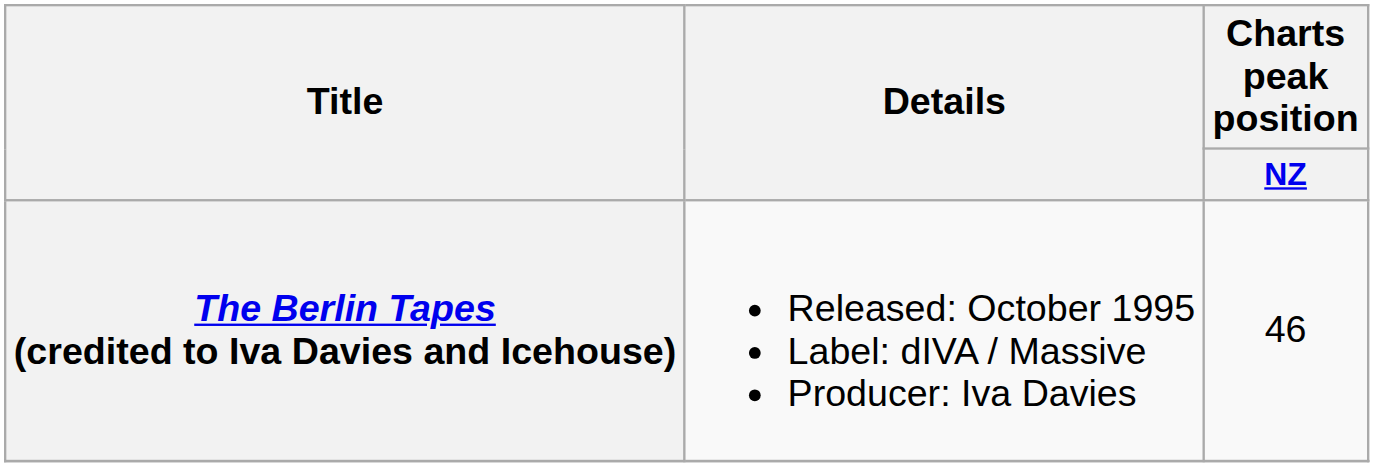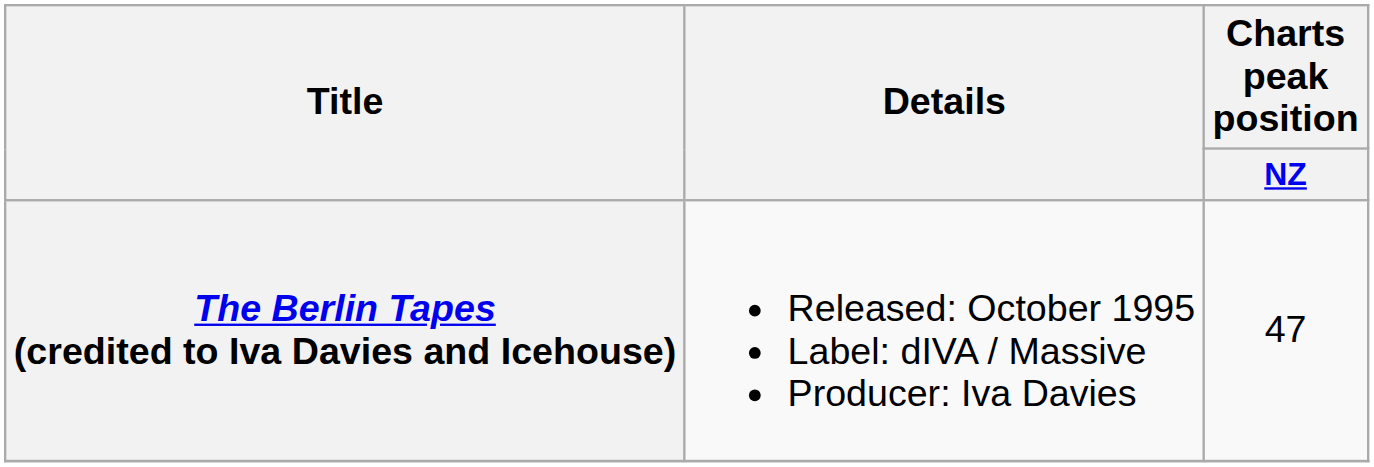(1286, 329) 46 -> (1286, 329) 47
